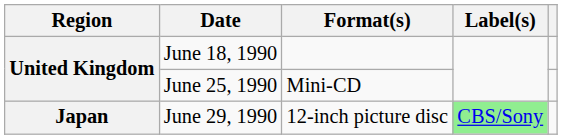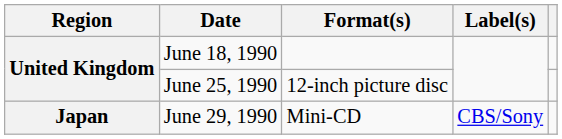(324, 85) Mini-CD -> (367, 85) 12-inch picture disc
(367, 117) 12-inch picture disc -> (324, 117) Mini-CD
(500, 117) lightgreen background -> (500, 117) no background
